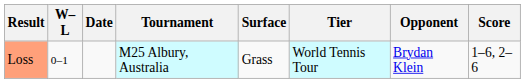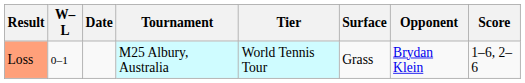columns swapped: (340, 22) <-> (264, 22)
